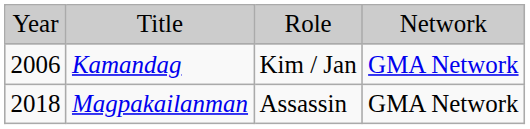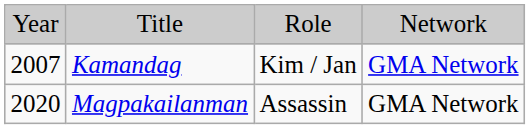(35, 63) 2006 -> (35, 63) 2007
(35, 103) 2018 -> (35, 103) 2020
